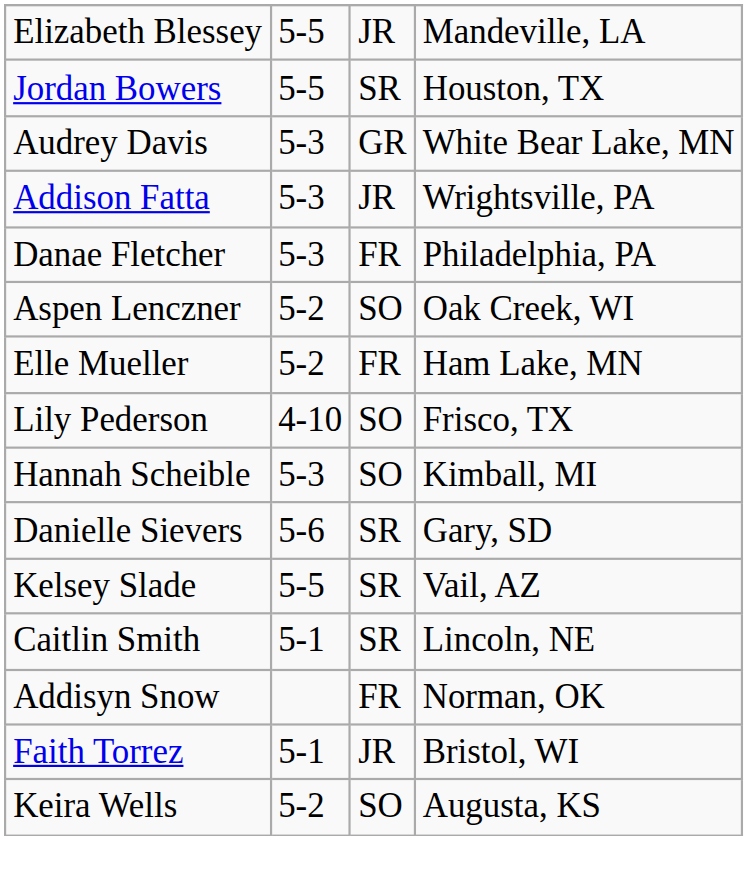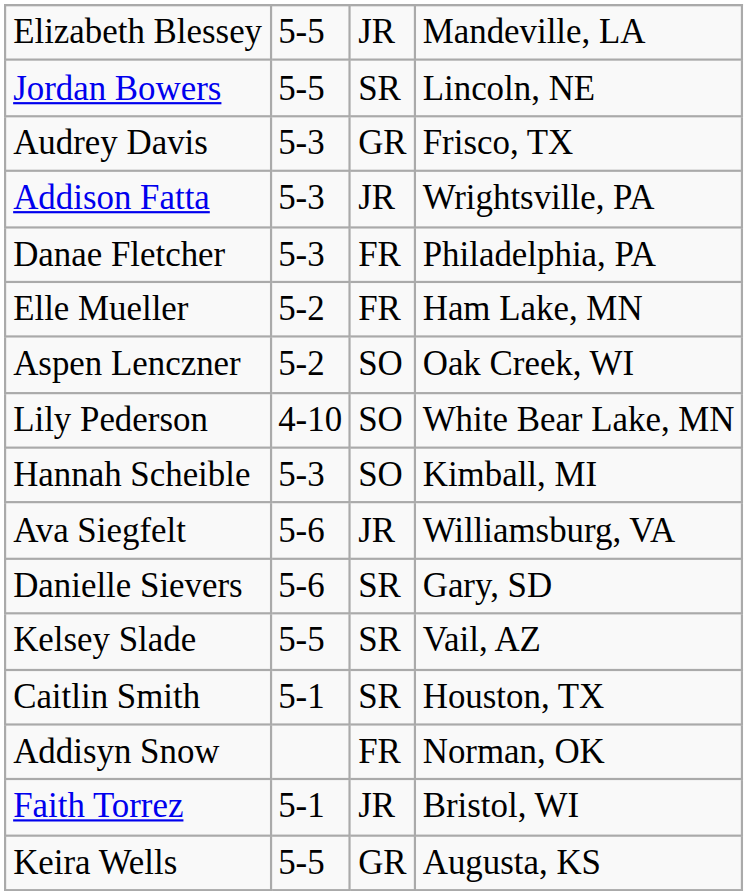(513, 87) Houston, TX -> (509, 87) Lincoln, NE
(579, 142) White Bear Lake, MN -> (498, 142) Frisco, TX
rows swapped: (127, 308) <-> (101, 364)
(498, 419) Frisco, TX -> (579, 419) White Bear Lake, MN
+ row: (99, 530)
(509, 640) Lincoln, NE -> (513, 695) Houston, TX
(301, 806) 5-2 -> (301, 861) 5-5
(380, 806) SO -> (382, 861) GR
